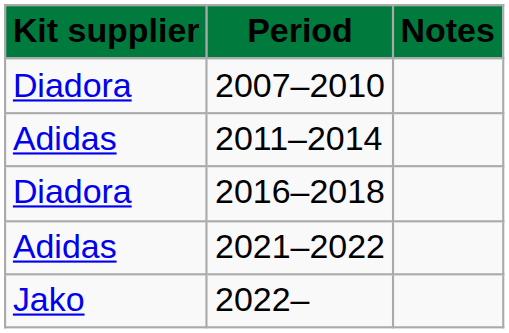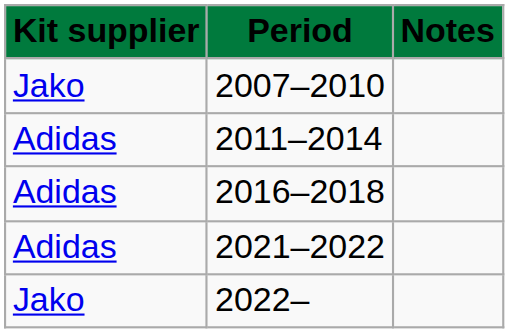(72, 85) Diadora -> (49, 85) Jako
(72, 192) Diadora -> (65, 192) Adidas
